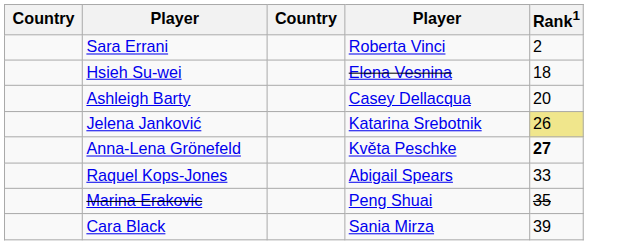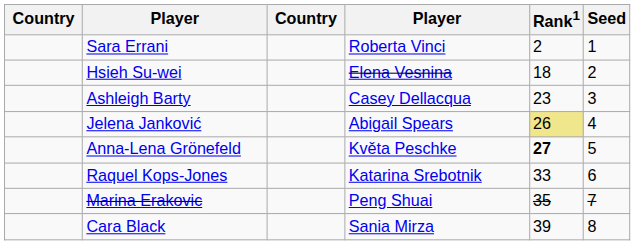+ column: (607, 19)
(542, 98) 20 -> (542, 98) 23
(415, 124) Katarina Srebotnik -> (401, 124) Abigail Spears
(401, 175) Abigail Spears -> (415, 175) Katarina Srebotnik
